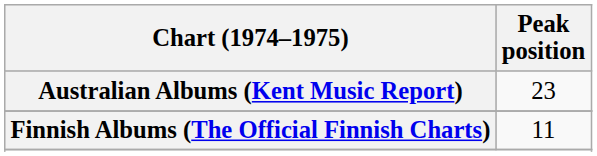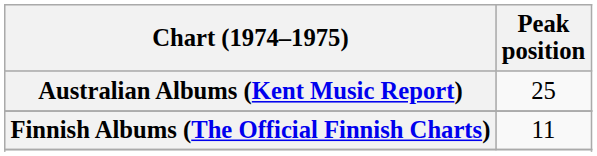(543, 90) 23 -> (543, 90) 25
